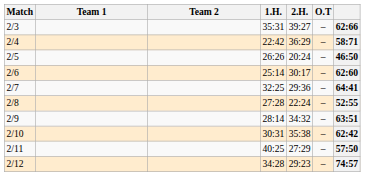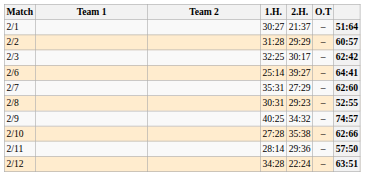+ row: (13, 27)
+ row: (13, 42)
(273, 27) 35:31 -> (273, 57) 32:25
(300, 27) 39:27 -> (300, 57) 30:17
(347, 27) 62:66 -> (347, 57) 62:42
- row: (13, 42)
- row: (13, 57)
(300, 73) 30:17 -> (300, 73) 39:27
(347, 73) 62:60 -> (347, 73) 64:41
(273, 88) 32:25 -> (273, 88) 35:31
(300, 88) 29:36 -> (300, 88) 27:29
(347, 88) 64:41 -> (347, 88) 62:60
(273, 103) 27:28 -> (273, 103) 30:31
(300, 103) 22:24 -> (300, 103) 29:23
(273, 118) 28:14 -> (273, 118) 40:25
(347, 118) 63:51 -> (347, 118) 74:57
(273, 133) 30:31 -> (273, 133) 27:28
(347, 133) 62:42 -> (347, 133) 62:66
(273, 149) 40:25 -> (273, 149) 28:14
(300, 149) 27:29 -> (300, 149) 29:36
(300, 164) 29:23 -> (300, 164) 22:24
(347, 164) 74:57 -> (347, 164) 63:51
